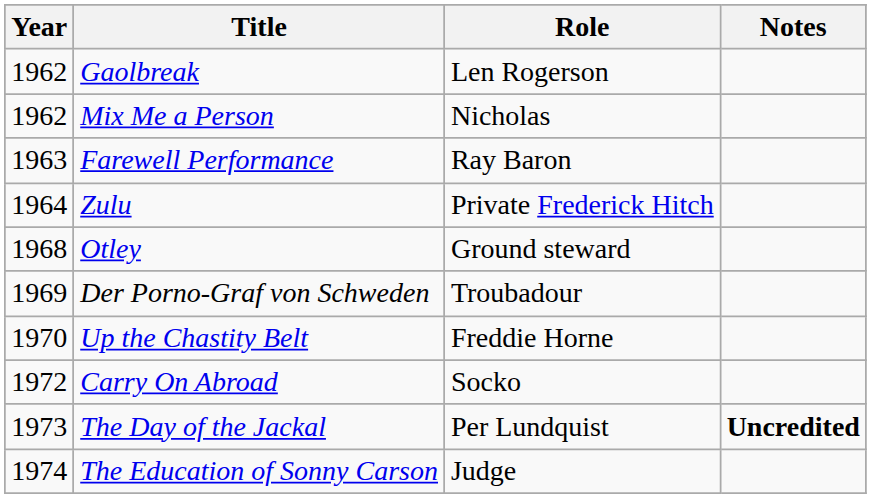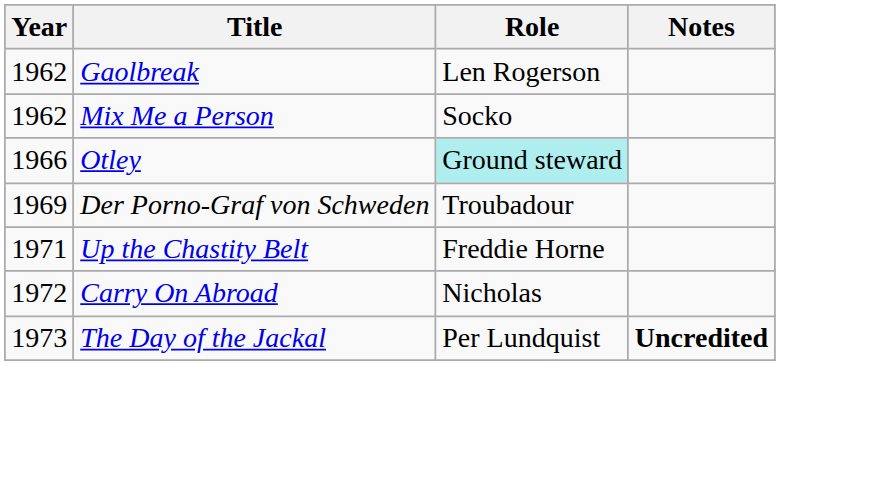(501, 115) Nicholas -> (477, 115) Socko
- row: (207, 159)
- row: (106, 204)
(39, 248) 1968 -> (39, 159) 1966
(541, 248) no background -> (532, 159) paleturquoise background
(39, 337) 1970 -> (39, 248) 1971
(486, 381) Socko -> (492, 293) Nicholas
- row: (259, 470)
